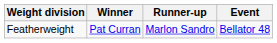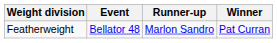columns swapped: (115, 12) <-> (245, 12)
